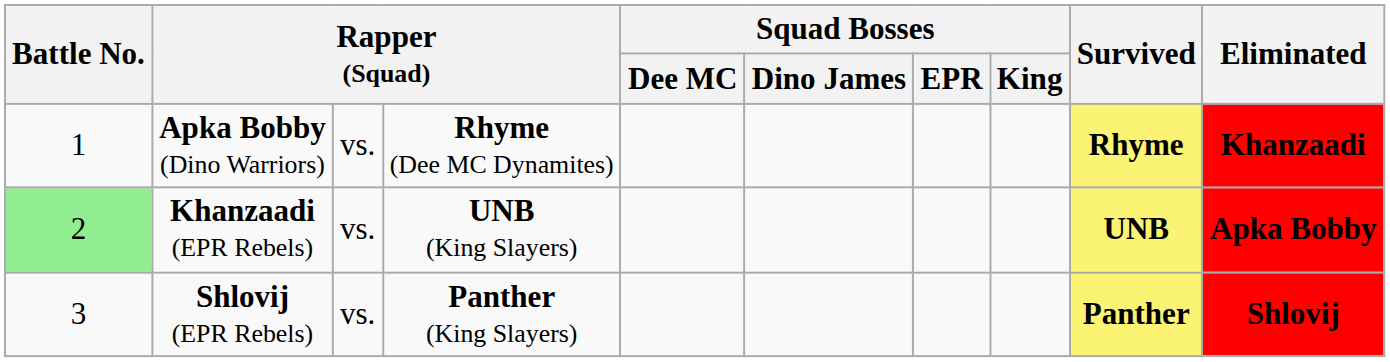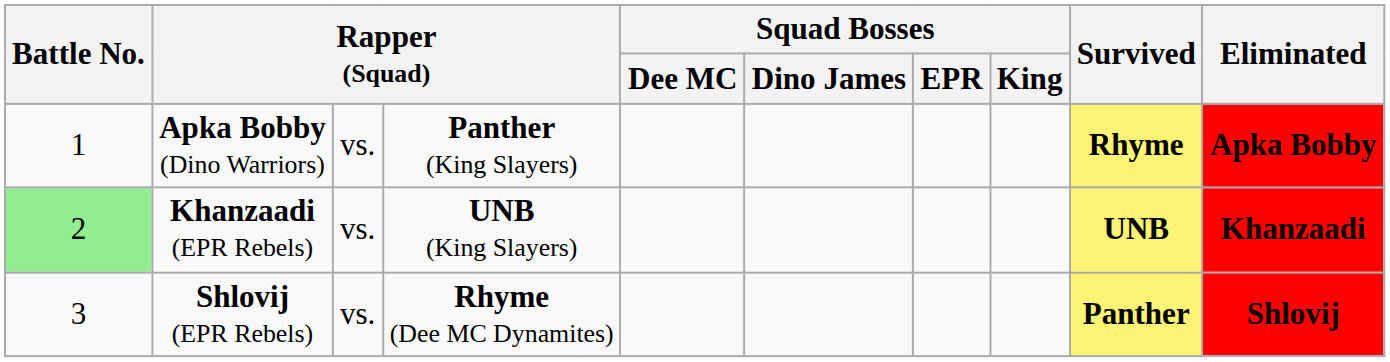(502, 145) Rhyme (Dee MC Dynamites) -> (502, 145) Panther (King Slayers)
(1293, 145) Khanzaadi -> (1293, 145) Apka Bobby
(1293, 229) Apka Bobby -> (1293, 229) Khanzaadi
(502, 313) Panther (King Slayers) -> (502, 313) Rhyme (Dee MC Dynamites)
